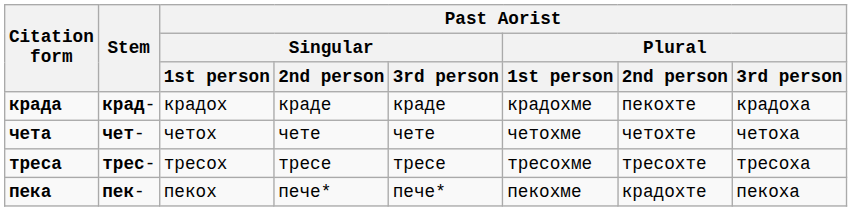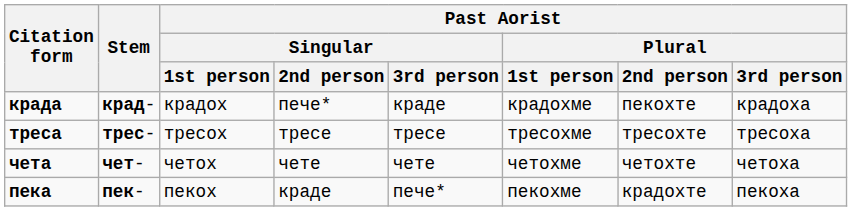(305, 106) краде -> (305, 106) пече*
rows swapped: (30, 134) <-> (35, 163)
(305, 192) пече* -> (305, 192) краде
